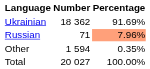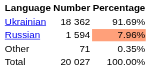(85, 35) 71 -> (78, 35) 1 594
(78, 48) 1 594 -> (85, 48) 71
